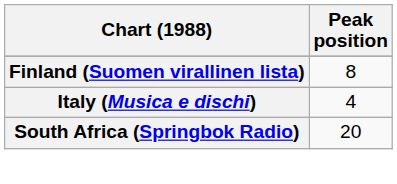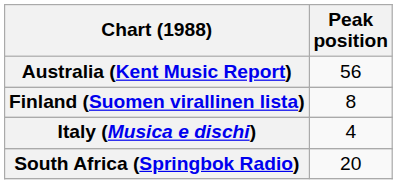+ row: (157, 71)
